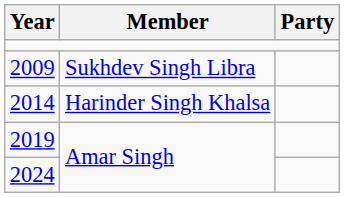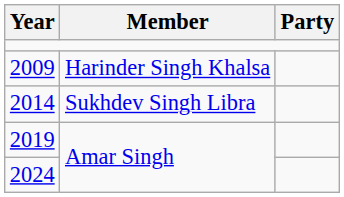(160, 68) Sukhdev Singh Libra -> (168, 68) Harinder Singh Khalsa
(168, 103) Harinder Singh Khalsa -> (160, 103) Sukhdev Singh Libra
